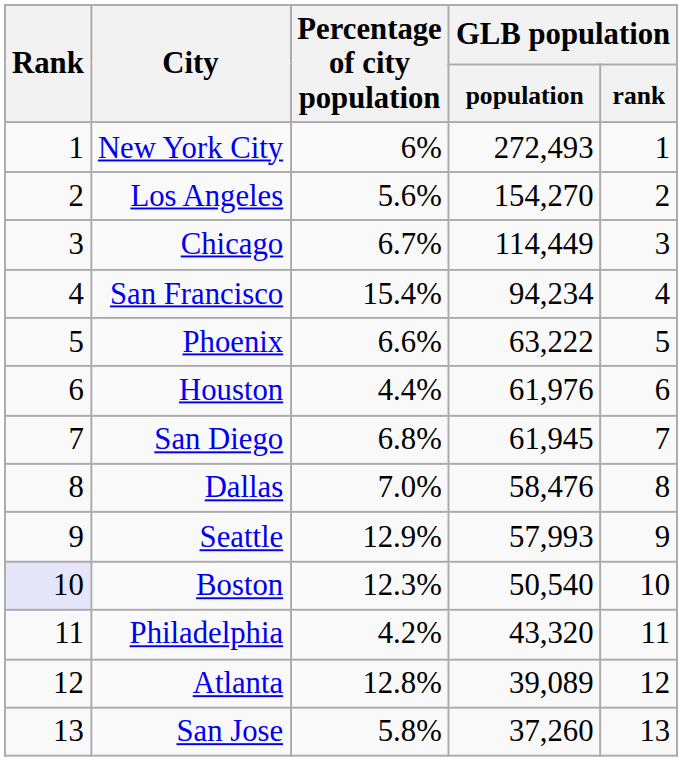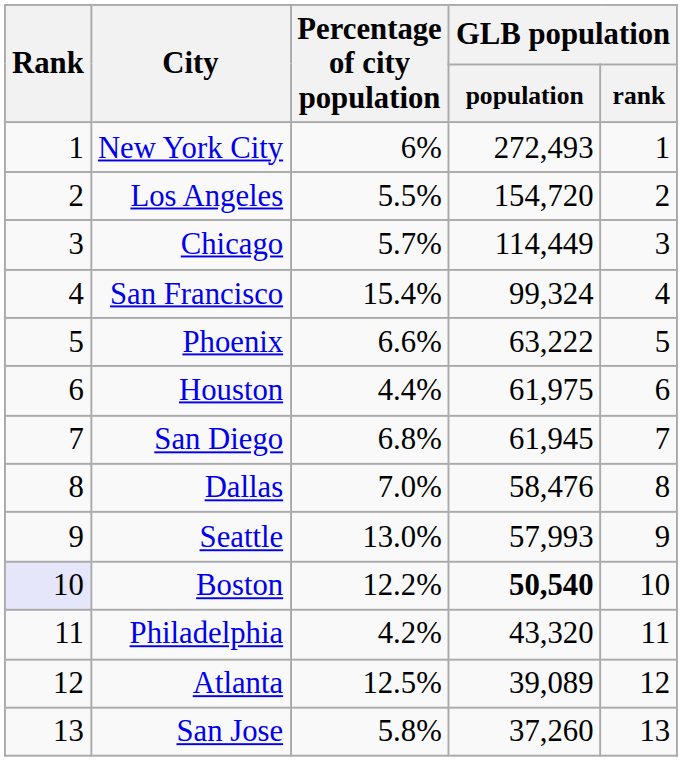(410, 195) 5.6% -> (410, 195) 5.5%
(544, 195) 154,270 -> (544, 195) 154,720
(410, 244) 6.7% -> (410, 244) 5.7%
(551, 292) 94,234 -> (551, 292) 99,324
(551, 390) 61,976 -> (551, 390) 61,975
(402, 536) 12.9% -> (402, 536) 13.0%
(402, 585) 12.3% -> (402, 585) 12.2%
(551, 585) normal -> (551, 585) bold
(402, 682) 12.8% -> (402, 682) 12.5%
